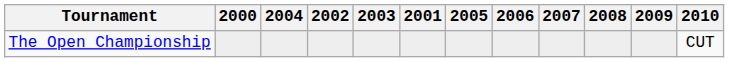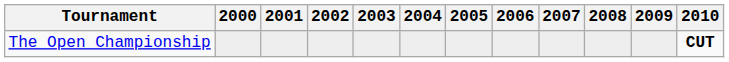columns swapped: (423, 18) <-> (284, 18)
(700, 44) normal -> (700, 44) bold
